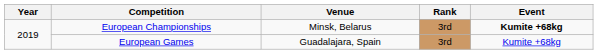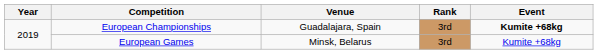(340, 27) Minsk, Belarus -> (340, 27) Guadalajara, Spain
(340, 42) Guadalajara, Spain -> (340, 42) Minsk, Belarus
